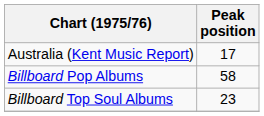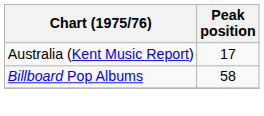- row: (90, 99)
